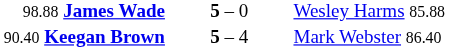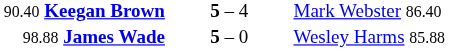rows swapped: (94, 10) <-> (84, 37)
